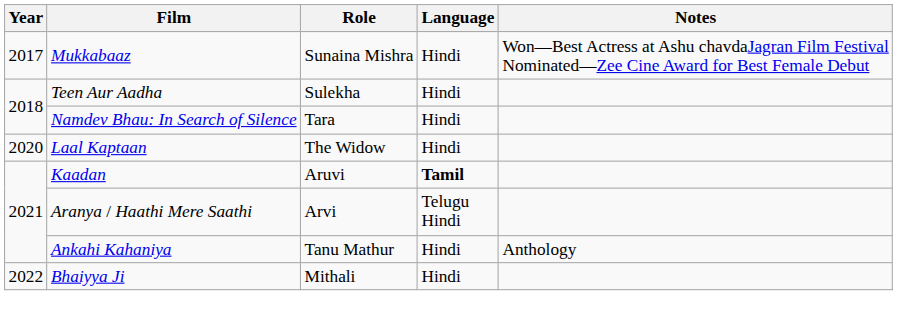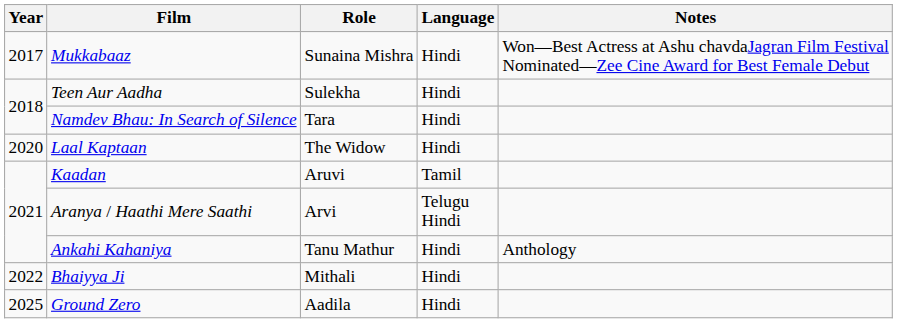(443, 174) bold -> (441, 174) normal
+ row: (96, 303)
